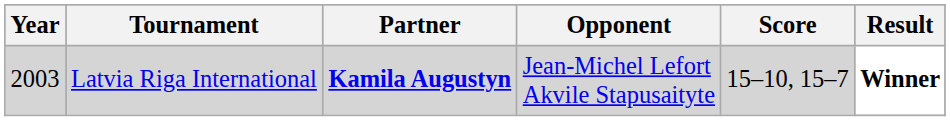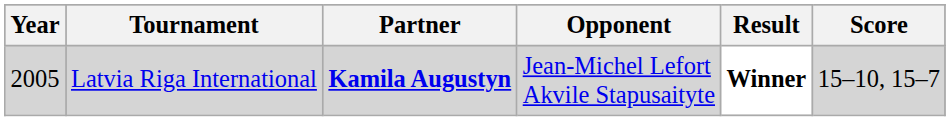columns swapped: (788, 25) <-> (900, 25)
(35, 79) 2003 -> (35, 79) 2005
